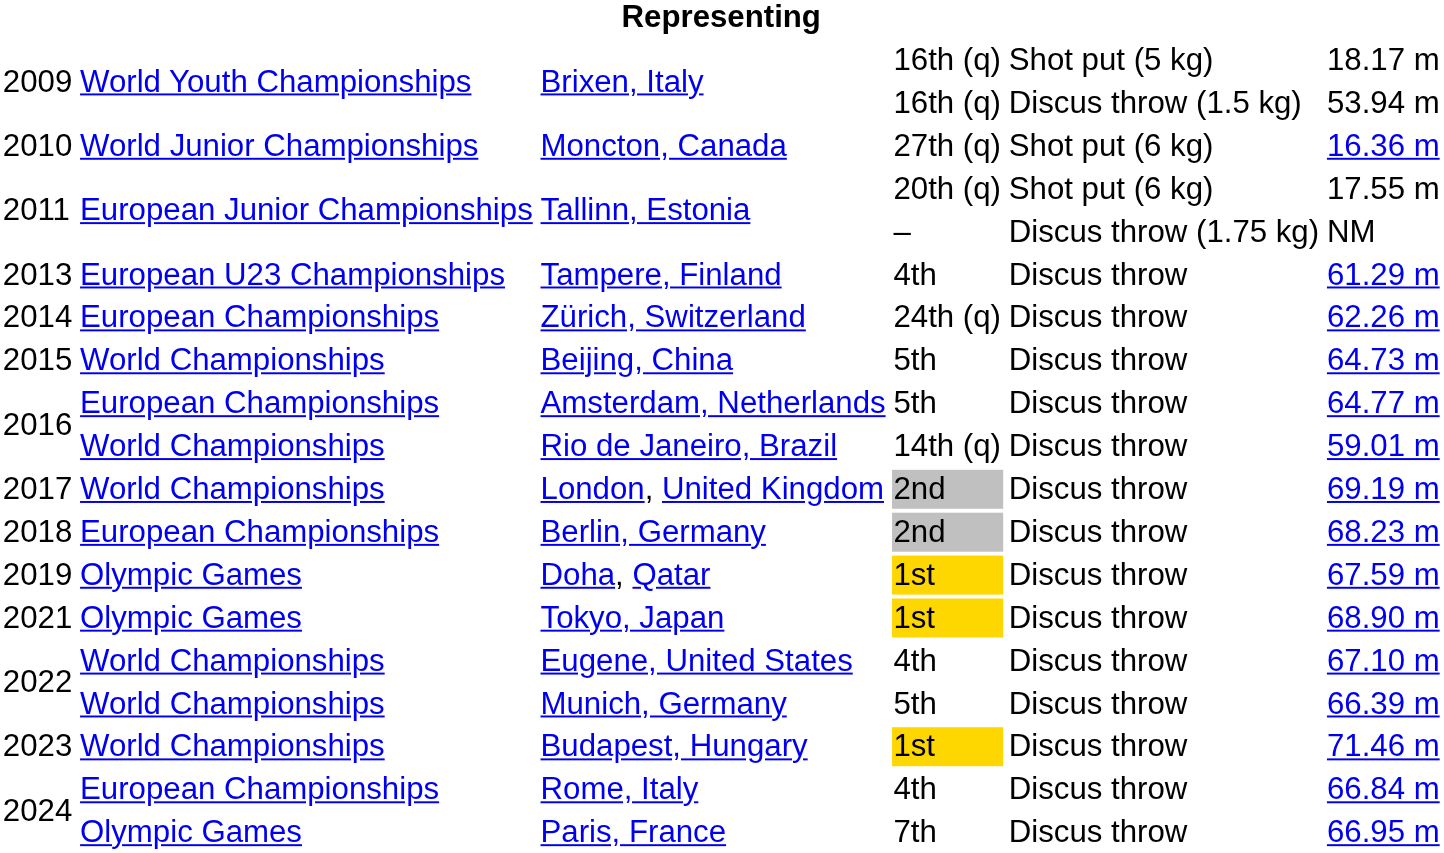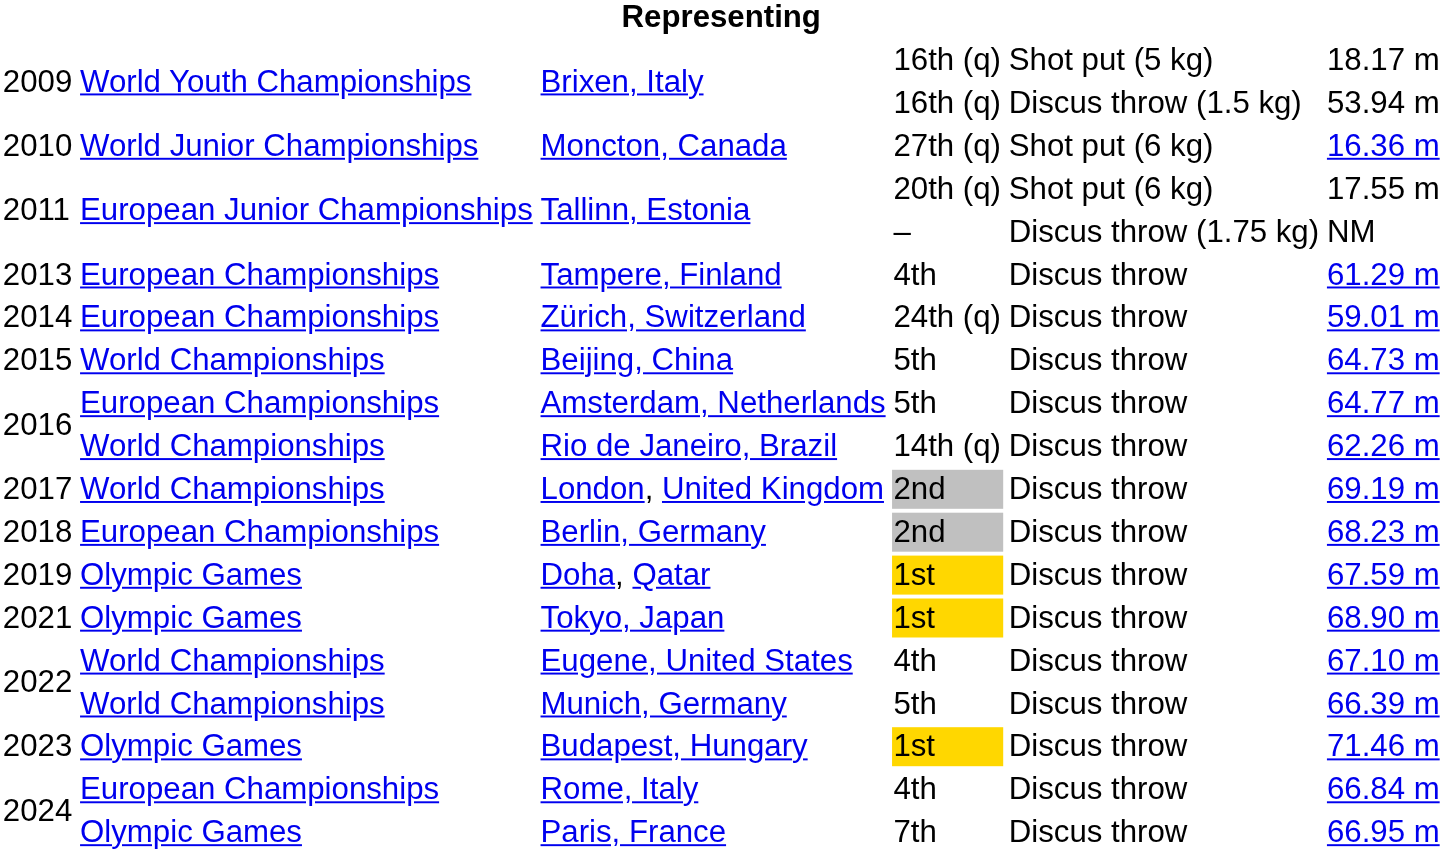(293, 274) European U23 Championships -> (260, 274) European Championships
(1383, 317) 62.26 m -> (1383, 317) 59.01 m
(1383, 445) 59.01 m -> (1383, 445) 62.26 m
(232, 746) World Championships -> (191, 746) Olympic Games
